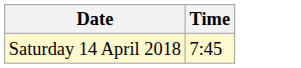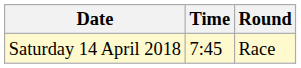+ column: (265, 19)
